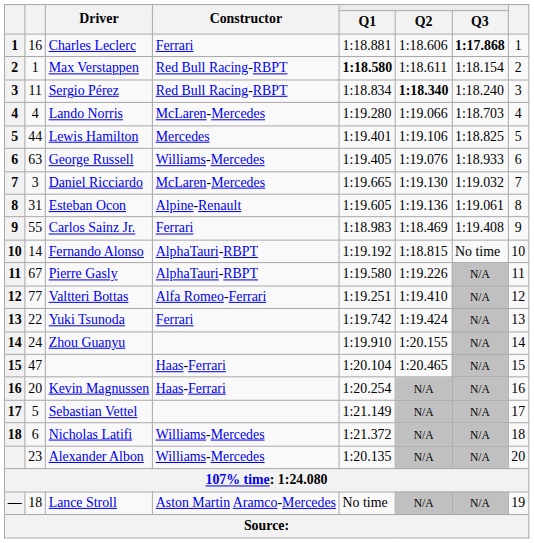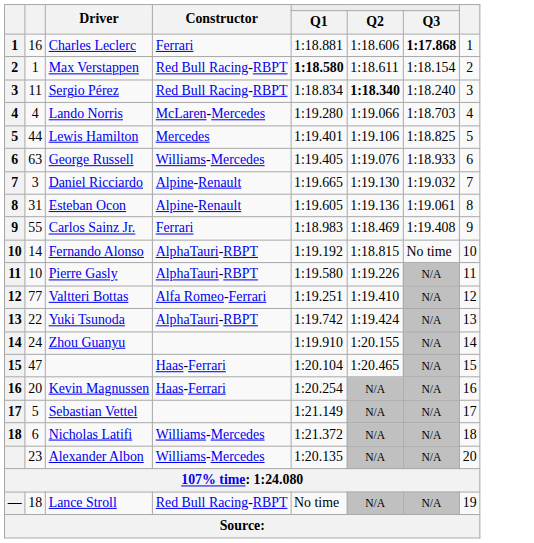(210, 182) McLaren-Mercedes -> (198, 182) Alpine-Renault
(35, 273) 67 -> (35, 273) 10
(175, 319) Ferrari -> (207, 319) AlphaTauri-RBPT
(246, 502) Aston Martin Aramco-Mercedes -> (222, 502) Red Bull Racing-RBPT
